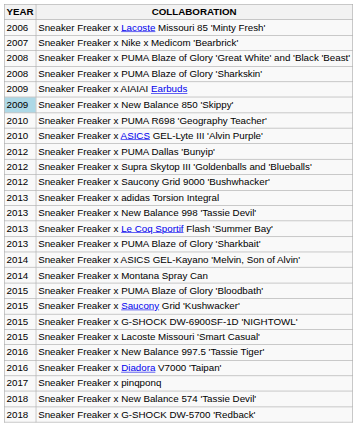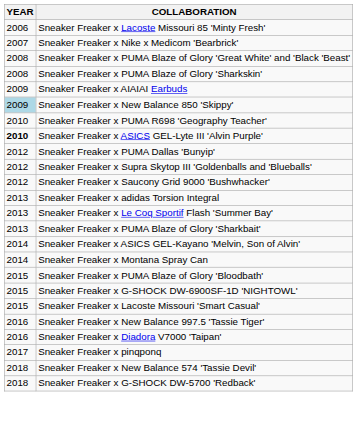(17, 136) normal -> (17, 136) bold
- row: (147, 213)
- row: (139, 306)
